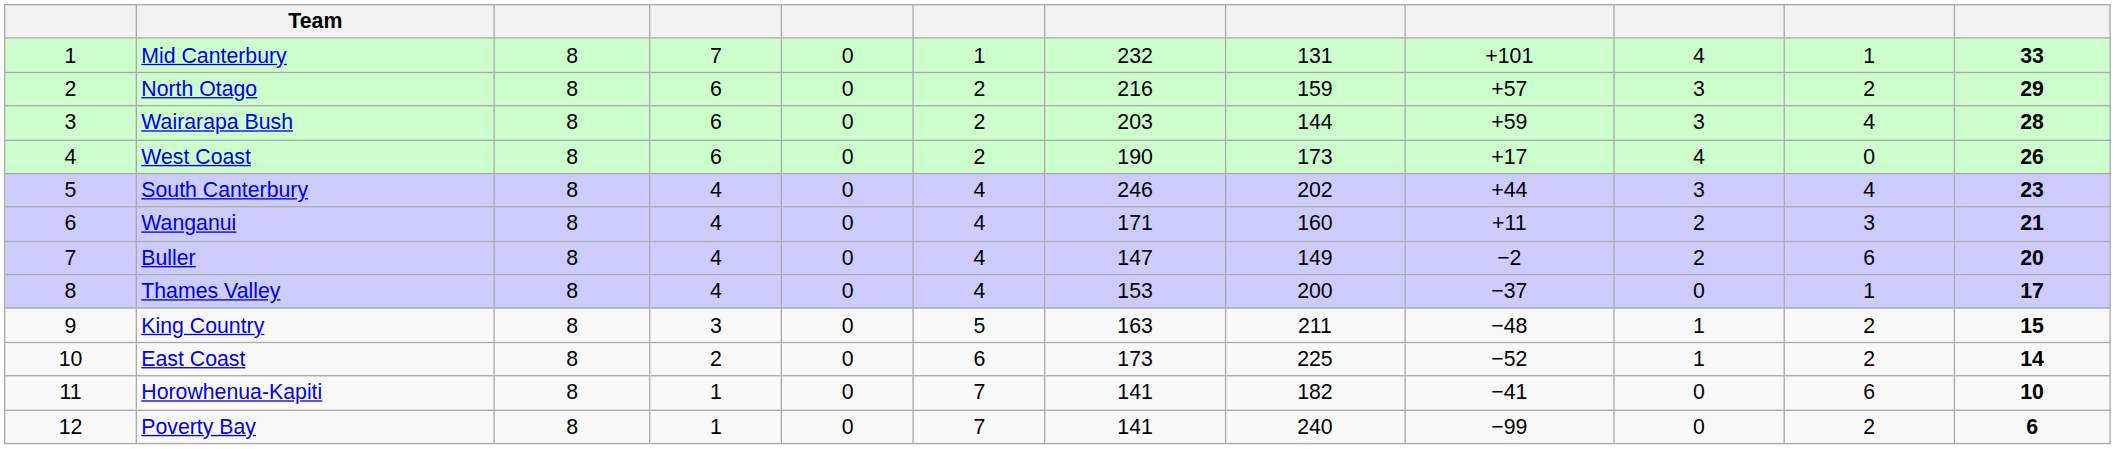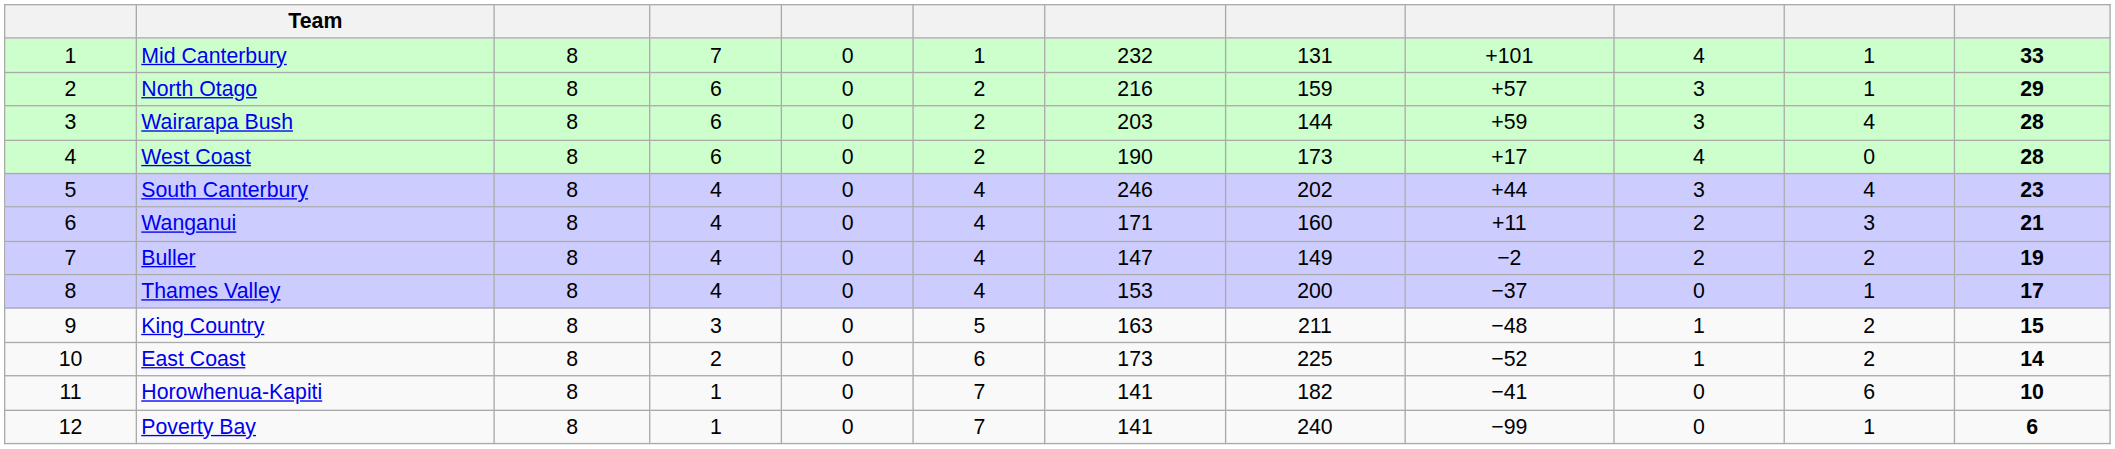(1869, 88) 2 -> (1869, 88) 1
(2032, 156) 26 -> (2032, 156) 28
(1869, 257) 6 -> (1869, 257) 2
(2032, 257) 20 -> (2032, 257) 19
(1869, 426) 2 -> (1869, 426) 1
